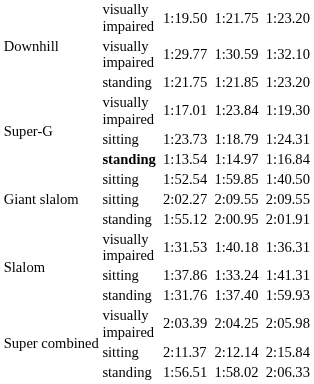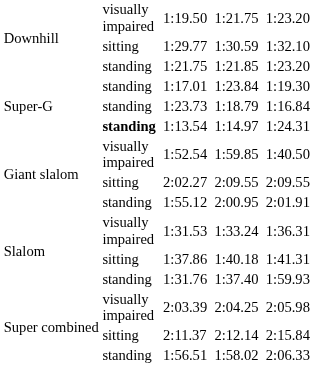(128, 54) visually impaired -> (121, 46) sitting
(128, 110) visually impaired -> (127, 86) standing
(121, 139) sitting -> (127, 106) standing
(288, 139) 1:24.31 -> (288, 106) 1:16.84
(288, 159) 1:16.84 -> (288, 126) 1:24.31
(121, 179) sitting -> (128, 154) visually impaired
(237, 247) 1:40.18 -> (237, 231) 1:33.24
(237, 275) 1:33.24 -> (237, 259) 1:40.18
